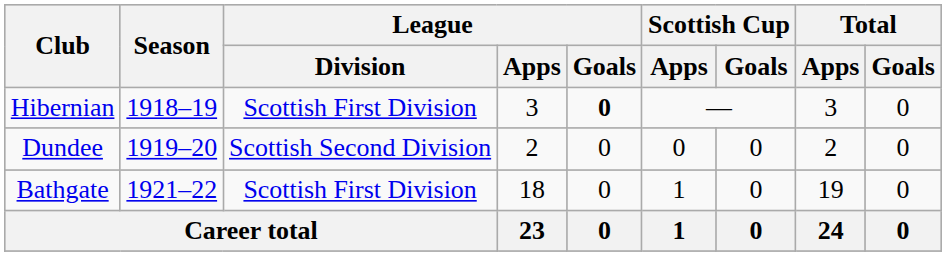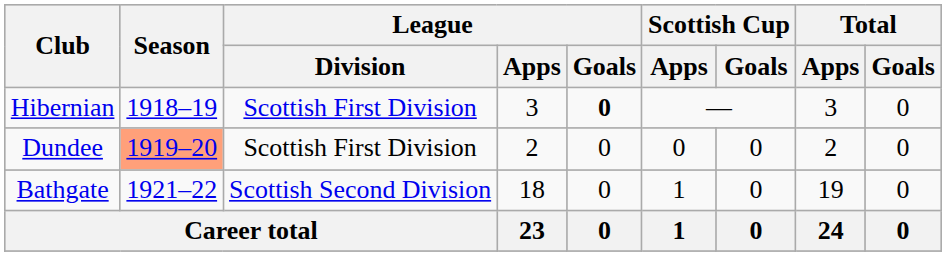(172, 148) no background -> (172, 148) lightsalmon background
(360, 148) Scottish Second Division -> (360, 148) Scottish First Division
(360, 189) Scottish First Division -> (360, 189) Scottish Second Division
